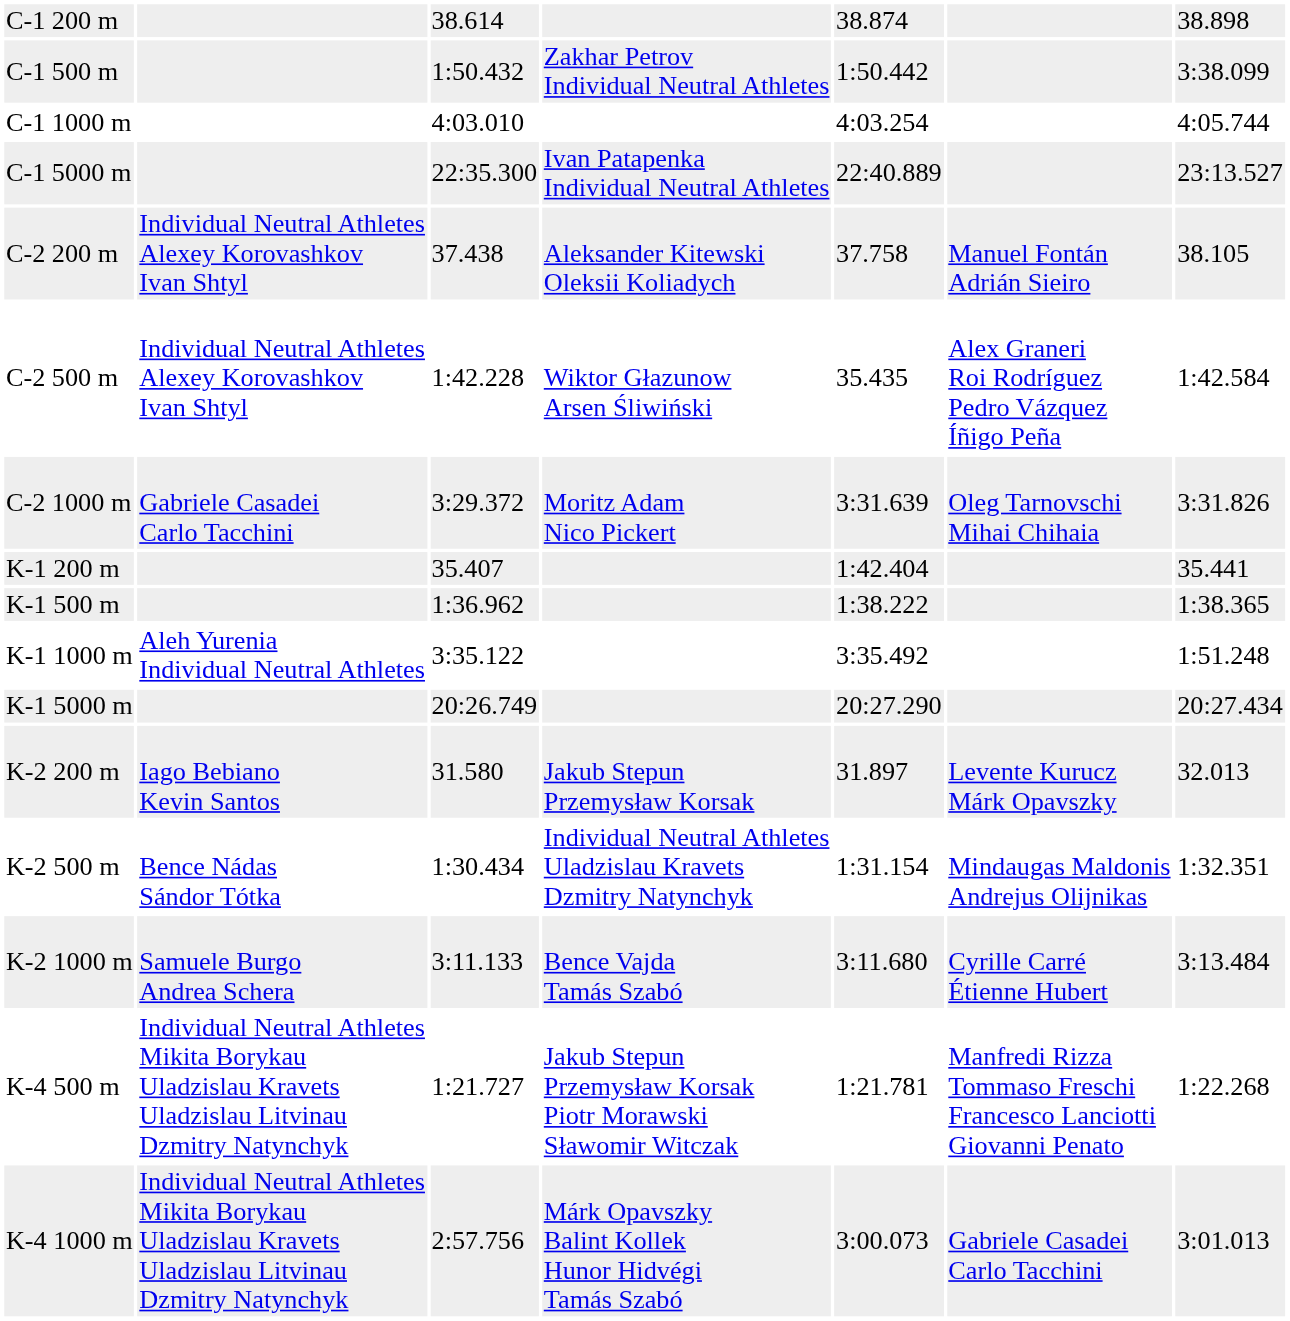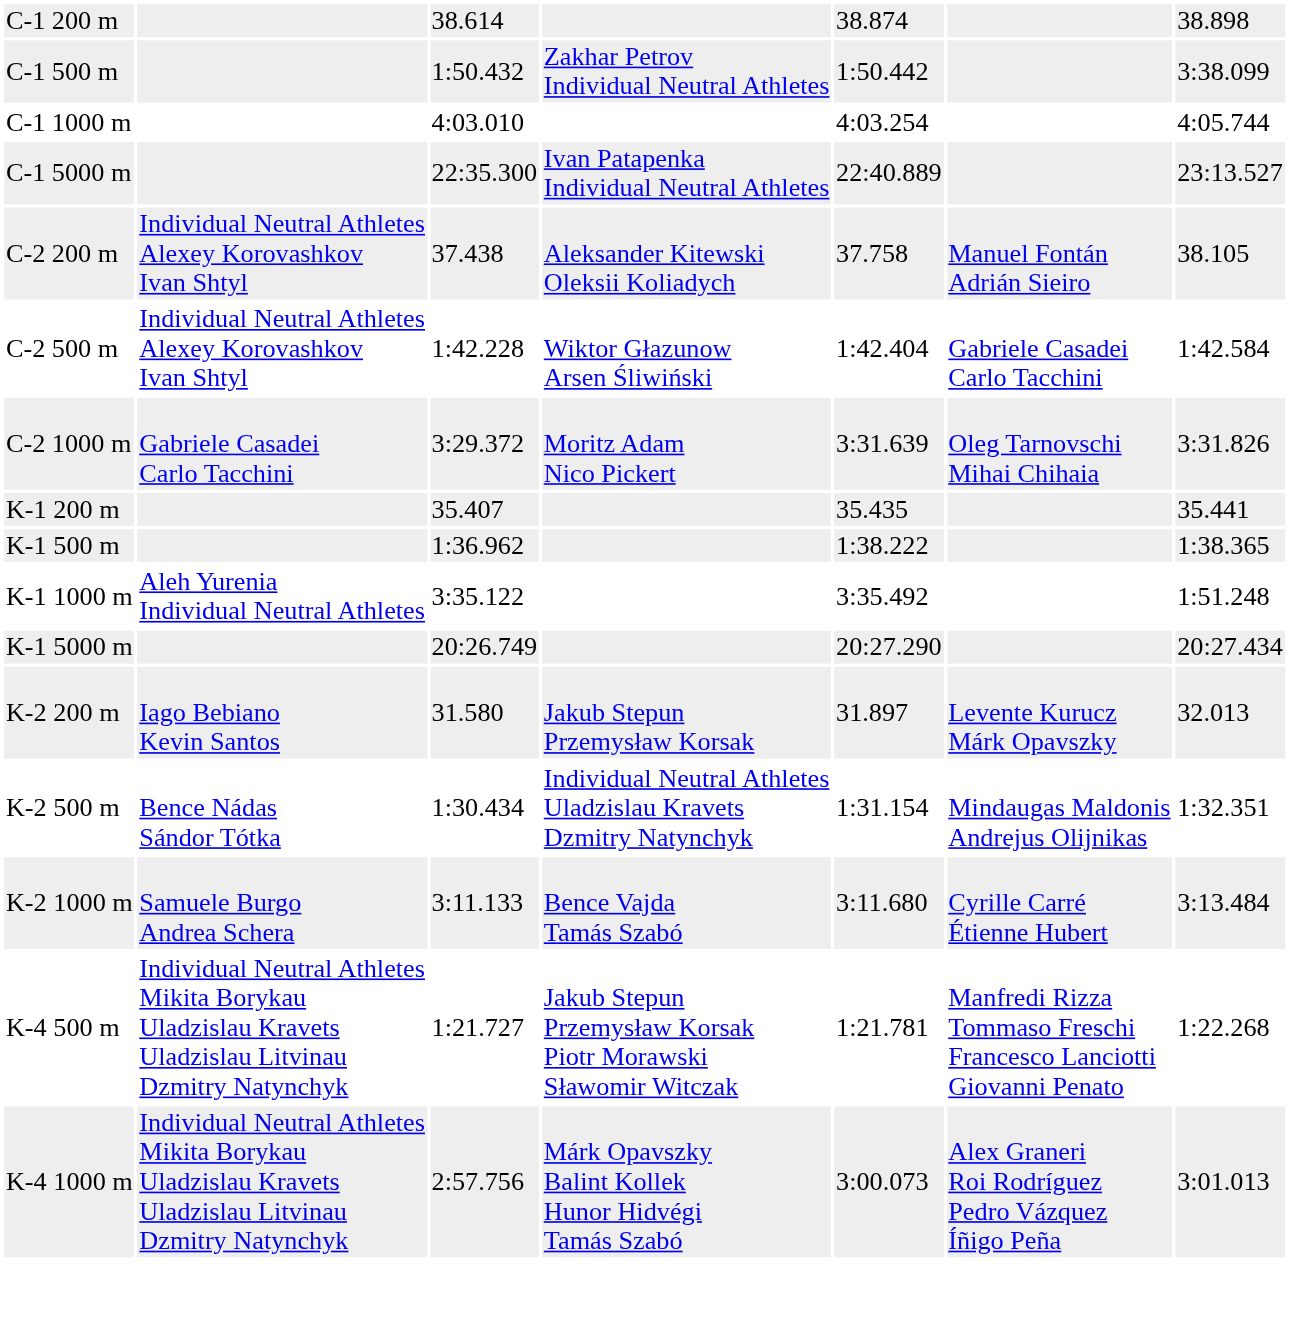(872, 377) 35.435 -> (882, 348) 1:42.404
(1028, 392) Alex Graneri Roi Rodríguez Pedro Vázquez Íñigo Peña -> (1038, 363) Gabriele Casadei Carlo Tacchini
(882, 568) 1:42.404 -> (872, 509) 35.435
(1038, 1255) Gabriele Casadei Carlo Tacchini -> (1028, 1196) Alex Graneri Roi Rodríguez Pedro Vázquez Íñigo Peña
